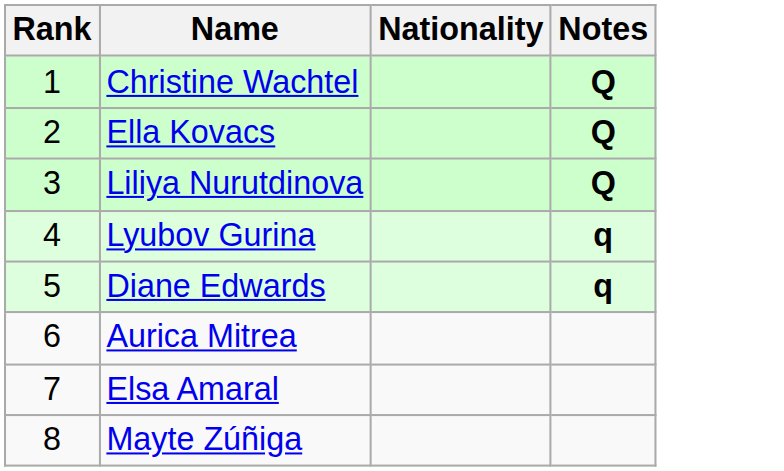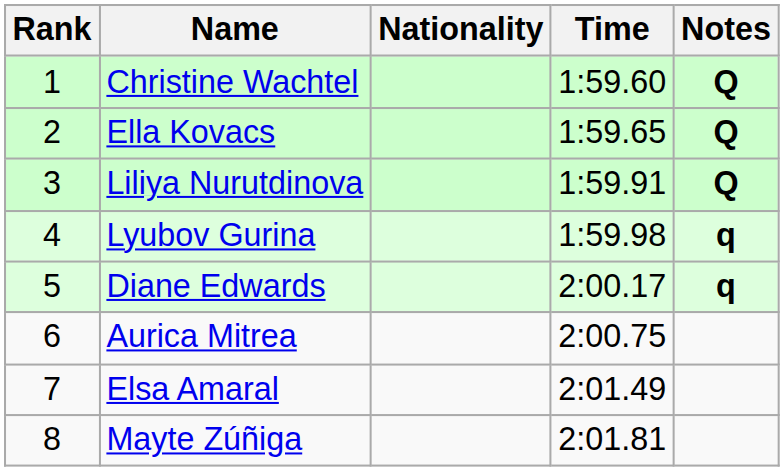+ column: (612, 30)
